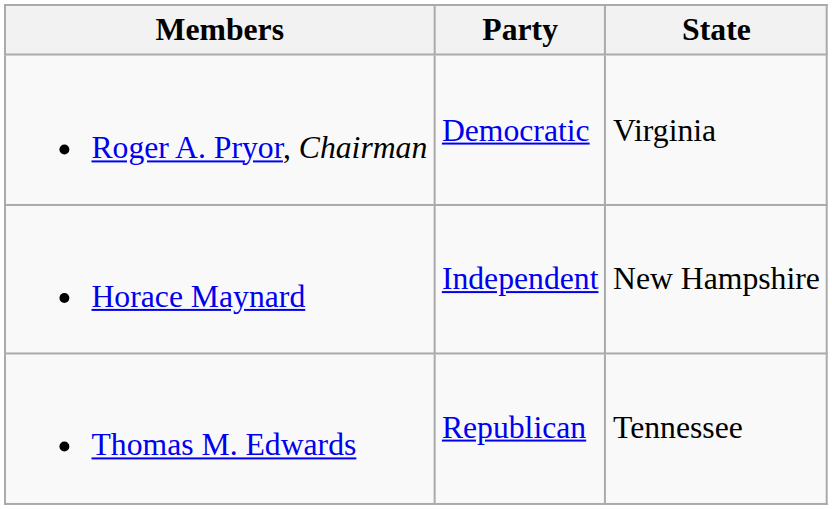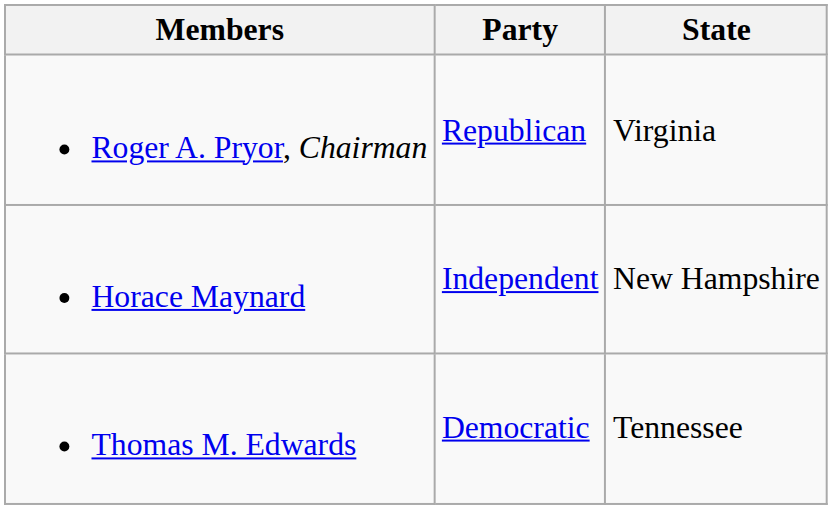(516, 129) Democratic -> (514, 129) Republican
(514, 427) Republican -> (516, 427) Democratic
